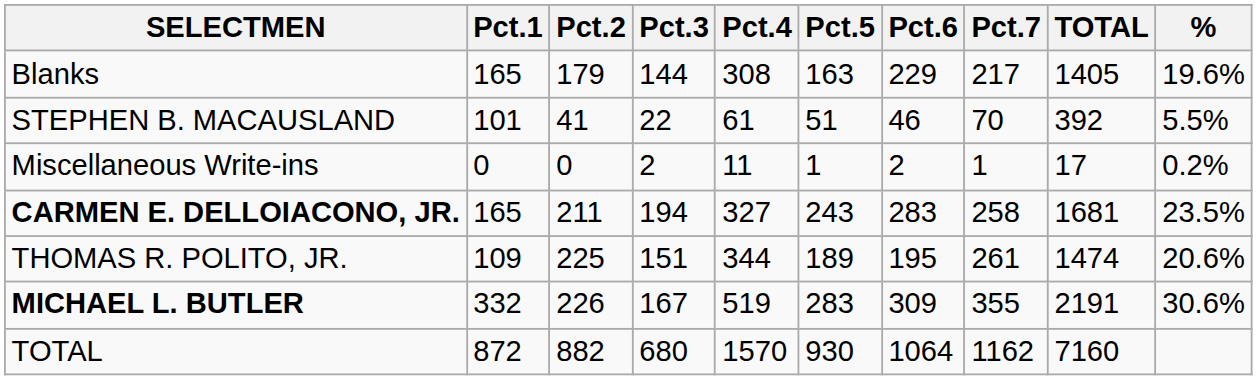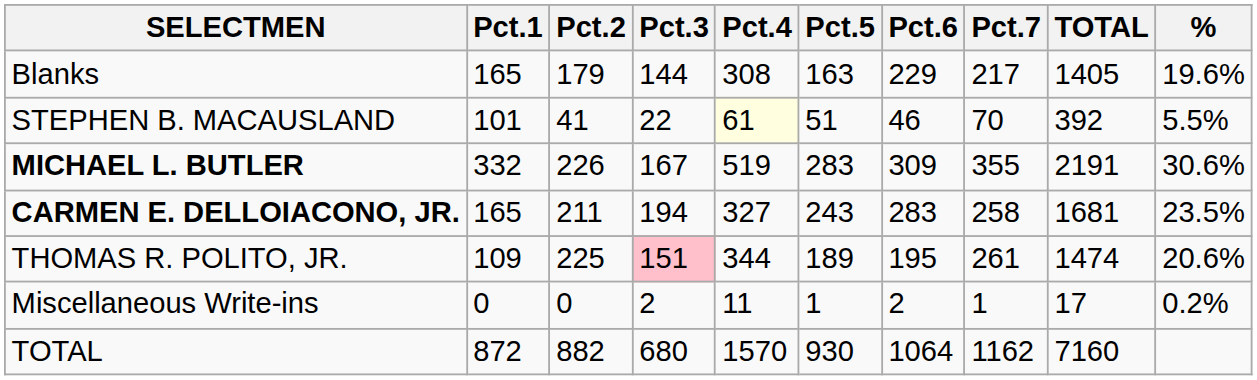(738, 119) no background -> (738, 119) lightyellow background
rows swapped: (158, 304) <-> (165, 166)
(664, 258) no background -> (664, 258) pink background
